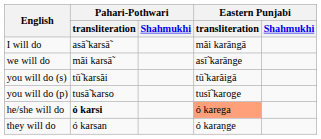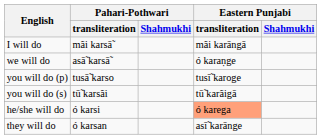(91, 45) asā̃ karsā̃ -> (92, 45) mãi karsā̃
(92, 61) mãi karsā̃ -> (91, 61) asā̃ karsā̃
(219, 61) asī̃ karānge -> (216, 61) ó karaṇge
rows swapped: (37, 77) <-> (37, 93)
(87, 110) bold -> (86, 110) normal
(216, 126) ó karaṇge -> (219, 126) asī̃ karānge
